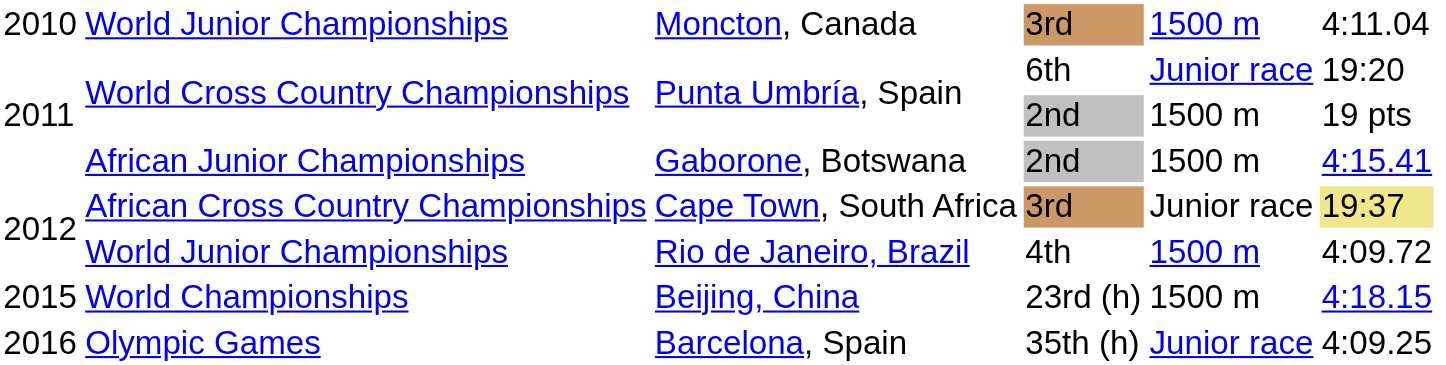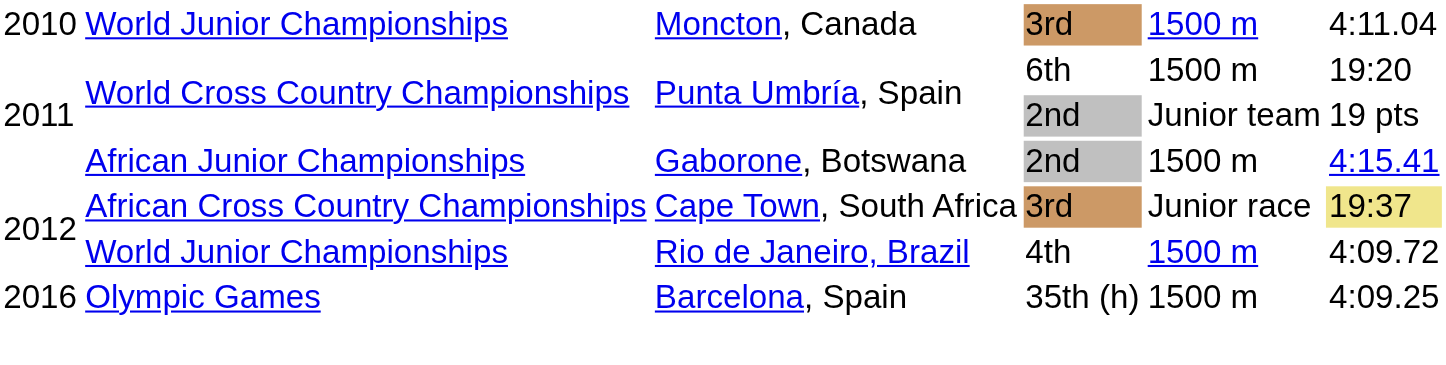(1231, 69) Junior race -> (1203, 69) 1500 m
(1205, 115) 1500 m -> (1234, 115) Junior team
- row: (247, 297)
(1231, 343) Junior race -> (1203, 297) 1500 m
